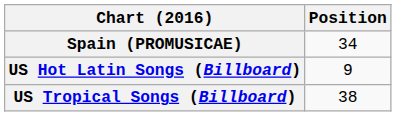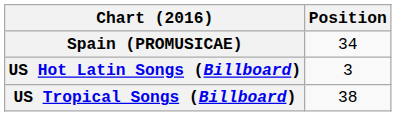(348, 71) 9 -> (348, 71) 3
